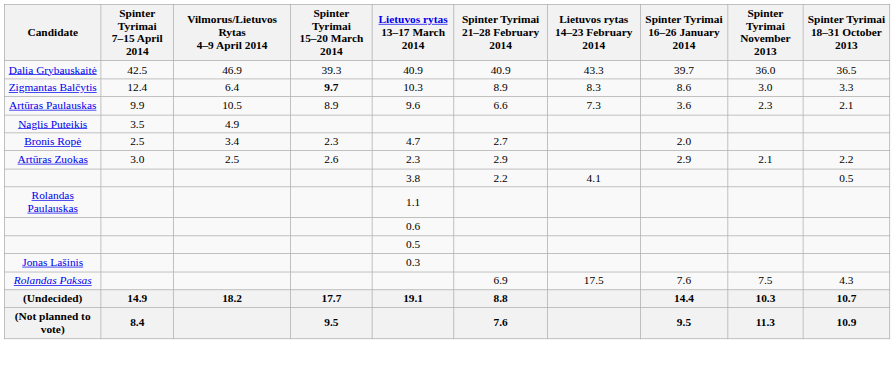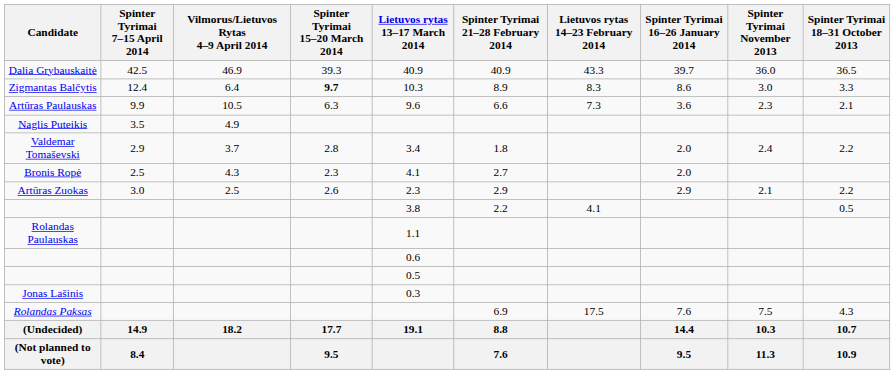(331, 105) 8.9 -> (331, 105) 6.3
+ row: (53, 148)
(232, 141) 3.4 -> (232, 172) 4.3
(413, 141) 4.7 -> (413, 172) 4.1
